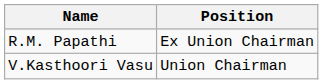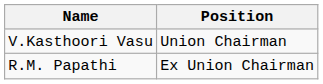rows swapped: (81, 66) <-> (62, 41)
